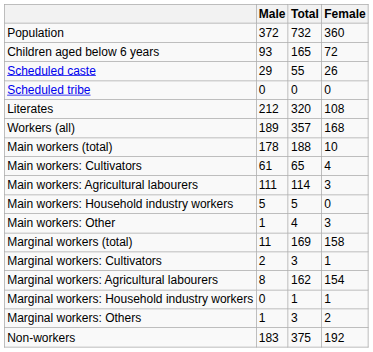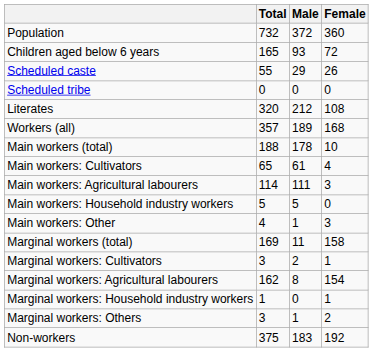columns swapped: (305, 14) <-> (272, 14)
